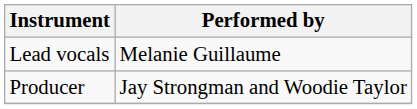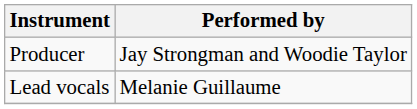rows swapped: (47, 86) <-> (59, 53)
